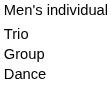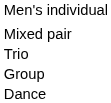+ row: (38, 34)
